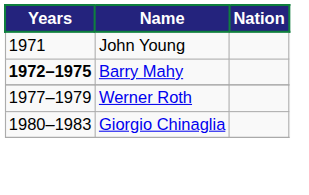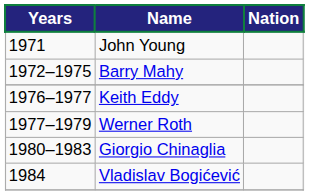(50, 71) bold -> (50, 71) normal
+ row: (139, 98)
+ row: (169, 176)
